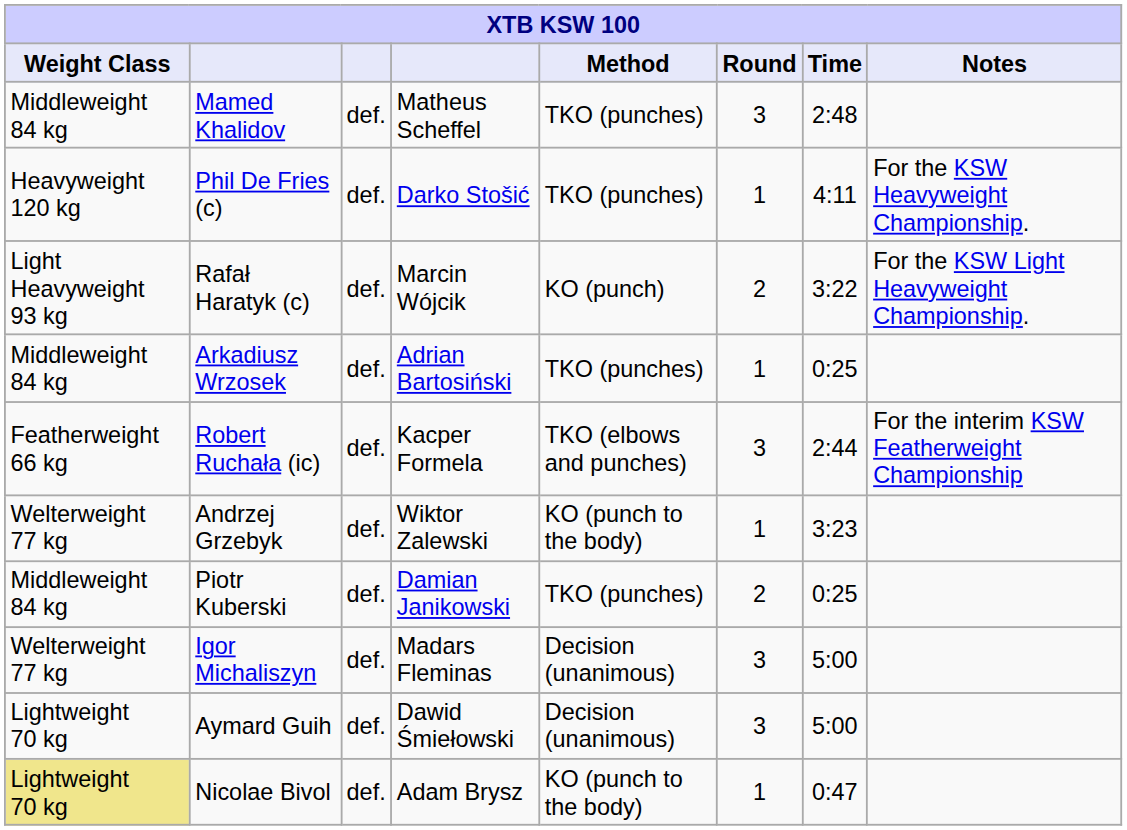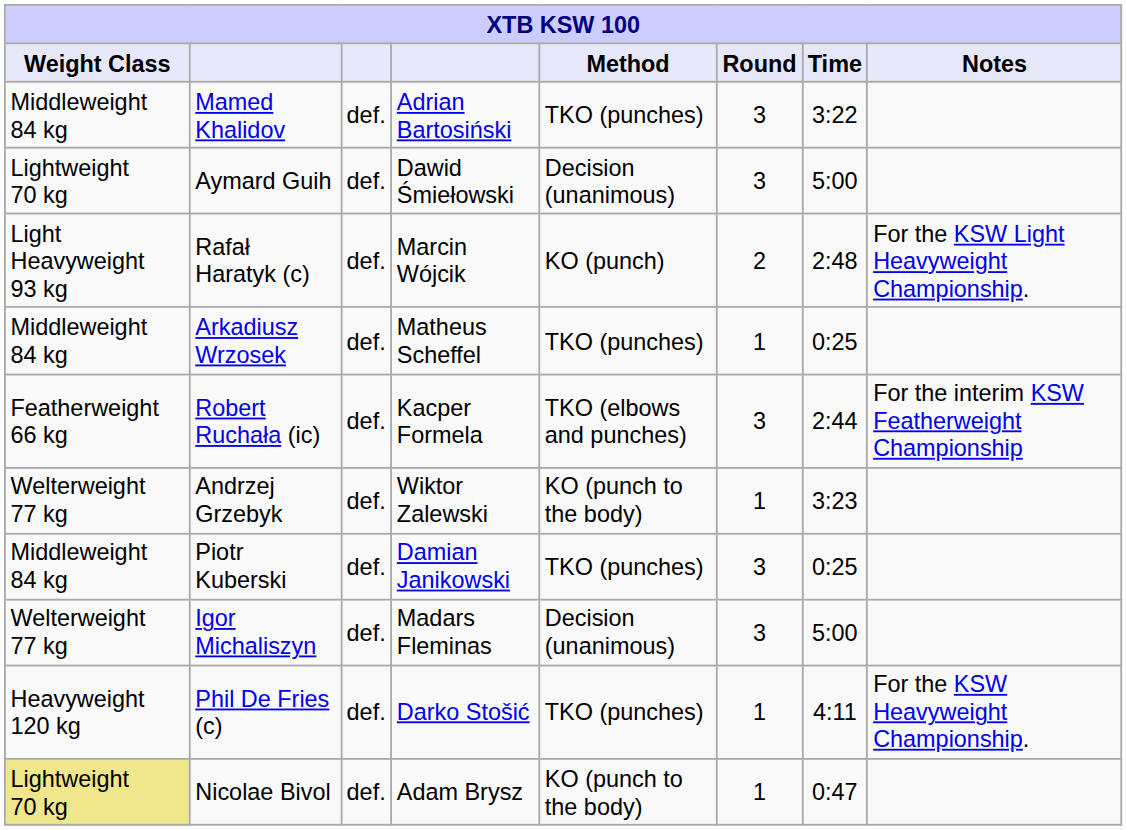(442, 115) Matheus Scheffel -> (454, 115) Adrian Bartosiński
(835, 115) 2:48 -> (835, 115) 3:22
rows swapped: (262, 195) <-> (263, 726)
(835, 288) 3:22 -> (835, 261) 2:48
(454, 368) Adrian Bartosiński -> (442, 341) Matheus Scheffel
(760, 594) 2 -> (760, 566) 3
